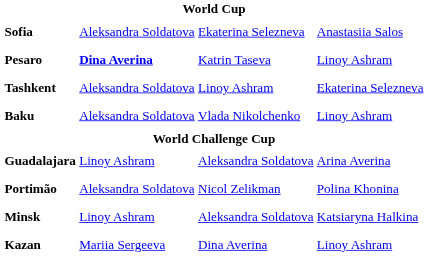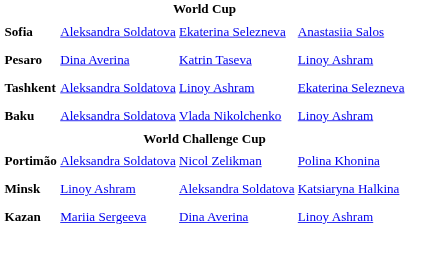(116, 59) bold -> (95, 59) normal
- row: (40, 161)
